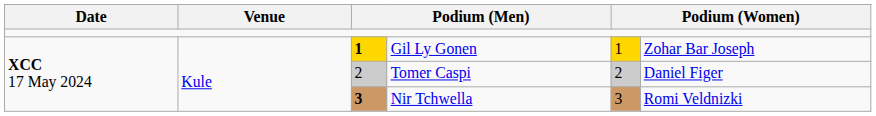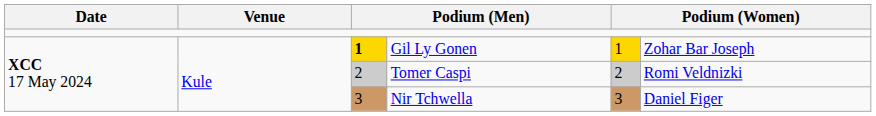(683, 73) Daniel Figer -> (693, 73) Romi Veldnizki
(358, 98) bold -> (358, 98) normal
(693, 98) Romi Veldnizki -> (683, 98) Daniel Figer
